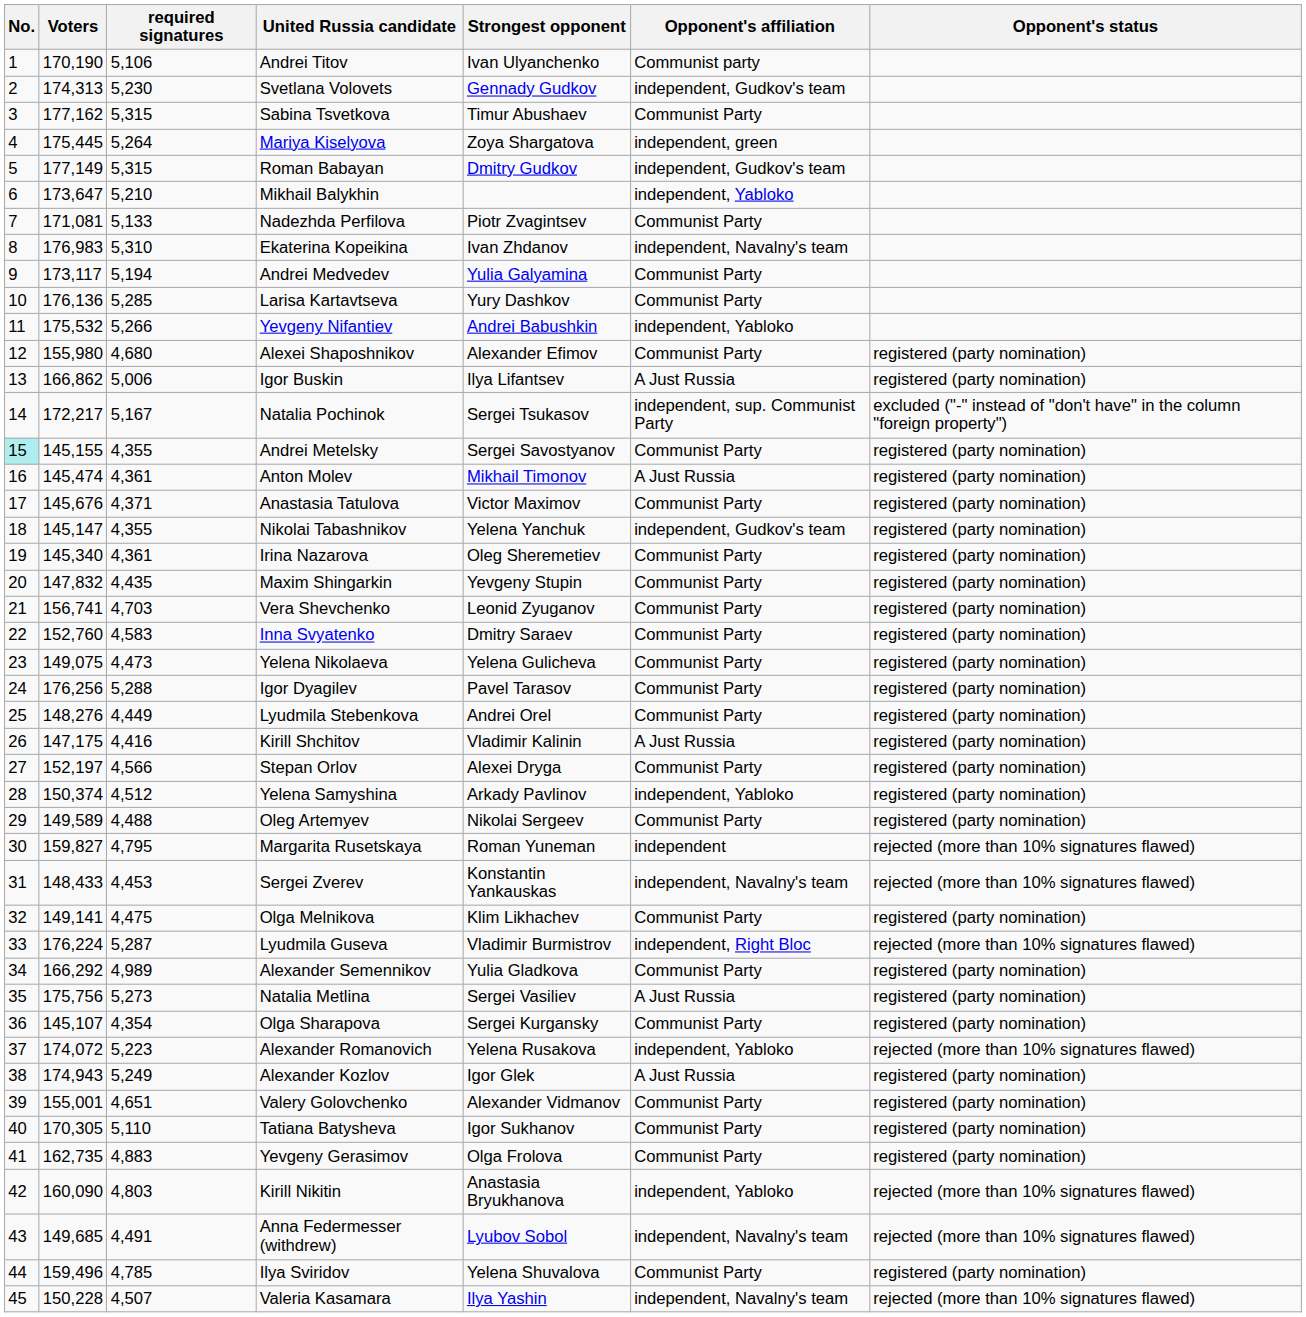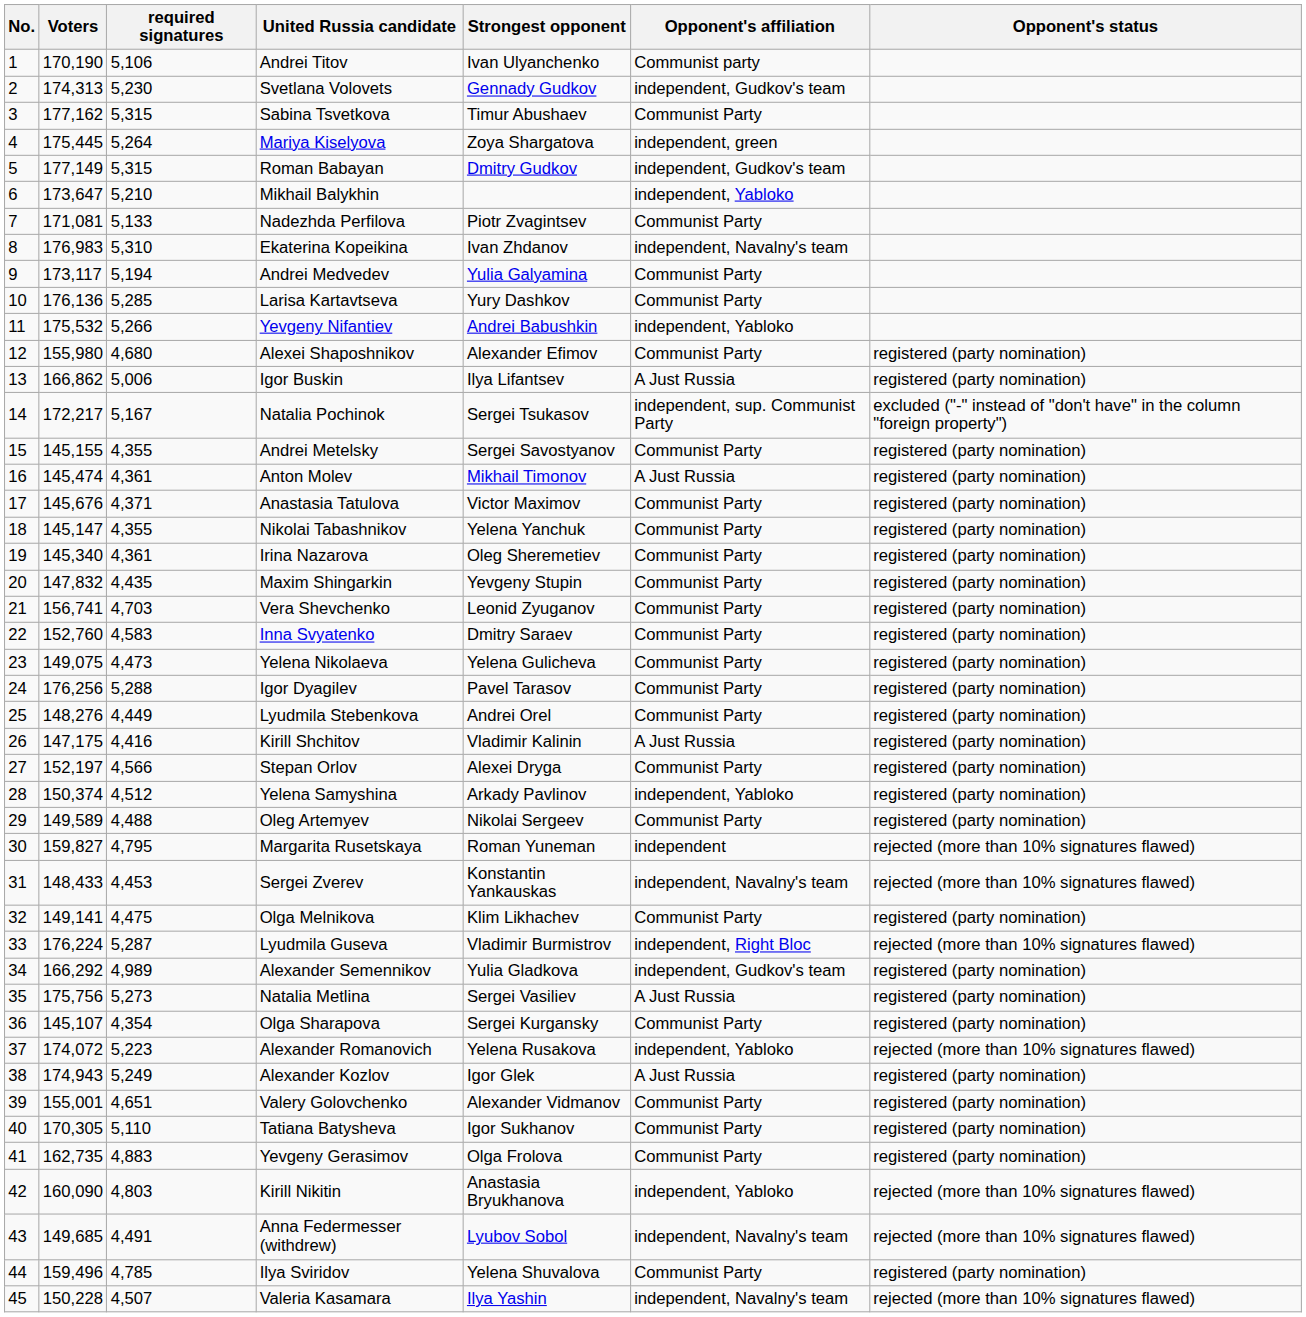(18, 450) paleturquoise background -> (18, 450) no background
(740, 530) independent, Gudkov's team -> (698, 530) Communist Party
(698, 971) Communist Party -> (740, 971) independent, Gudkov's team
